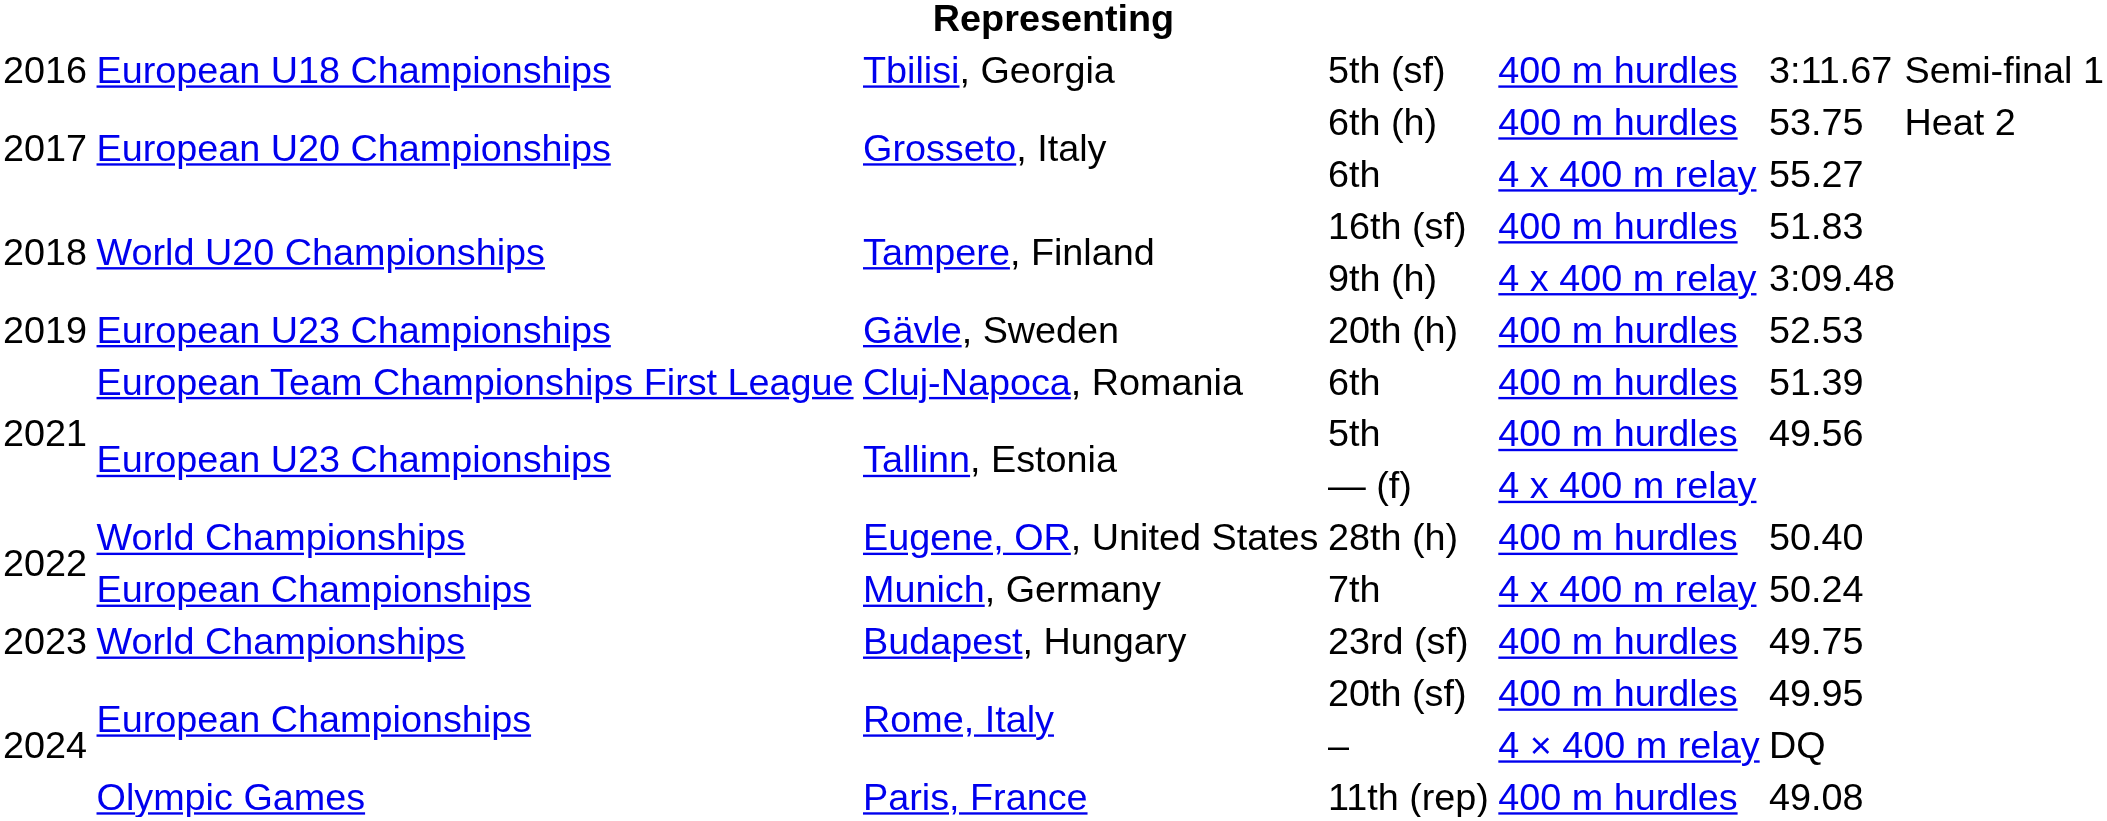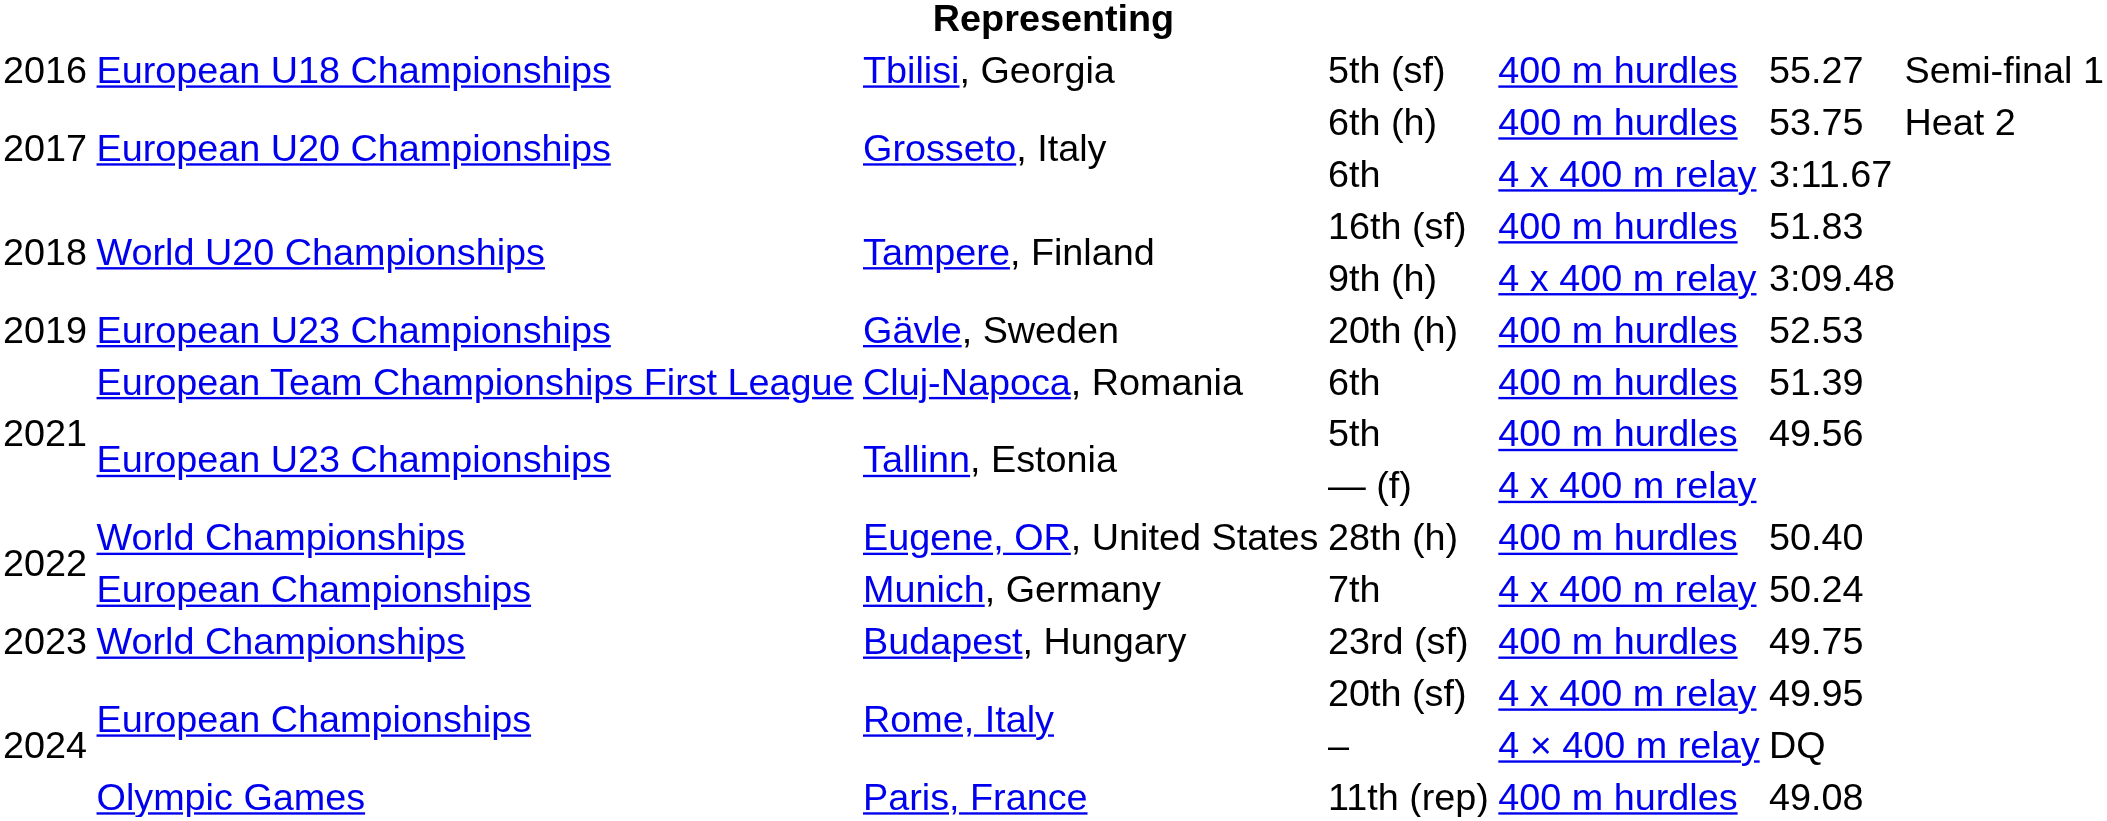(1831, 70) 3:11.67 -> (1816, 70) 55.27
(1816, 174) 55.27 -> (1831, 174) 3:11.67
(1618, 693) 400 m hurdles -> (1627, 693) 4 x 400 m relay
